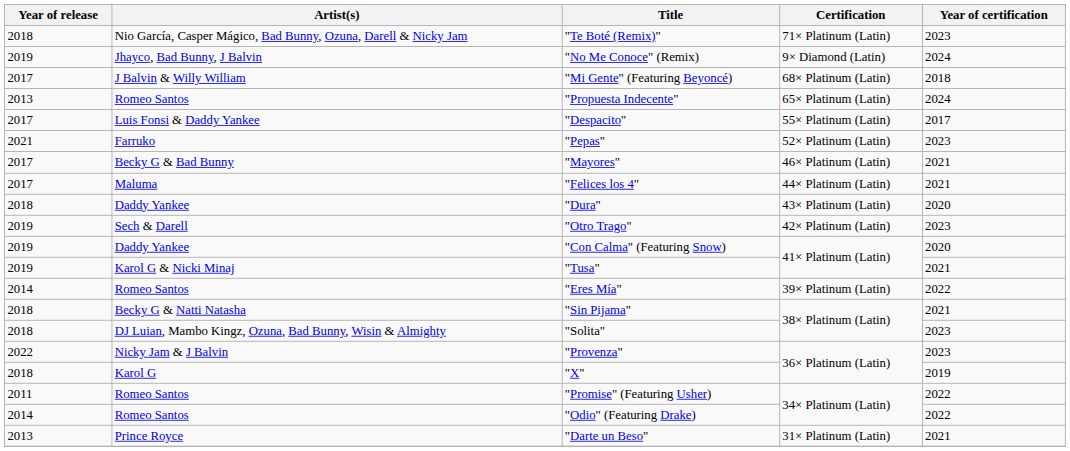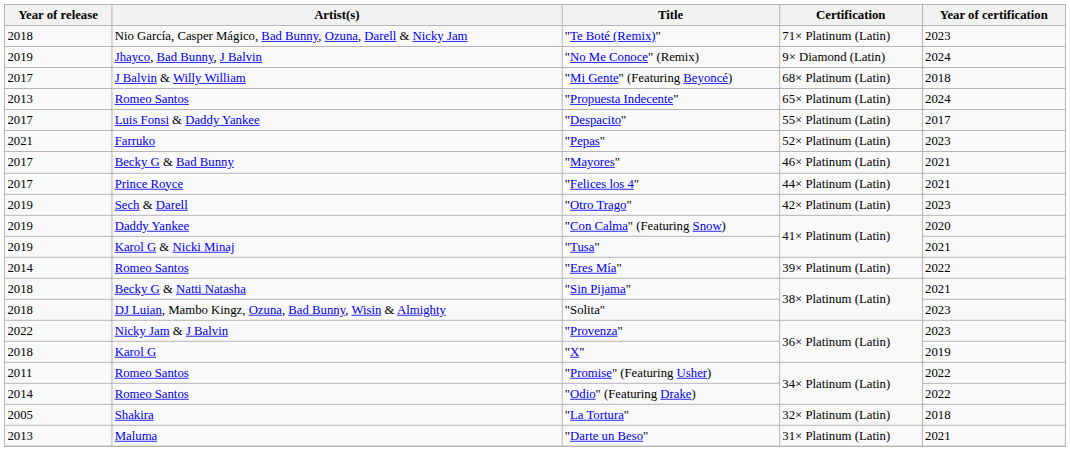(136, 183) Maluma -> (149, 183) Prince Royce
- row: (583, 204)
+ row: (597, 415)
(149, 436) Prince Royce -> (136, 436) Maluma
